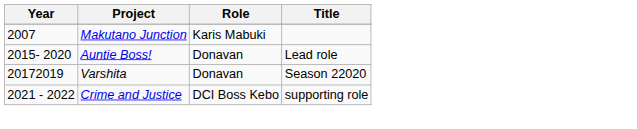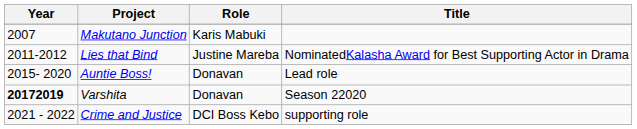+ row: (119, 54)
(35, 74) normal -> (35, 94) bold
